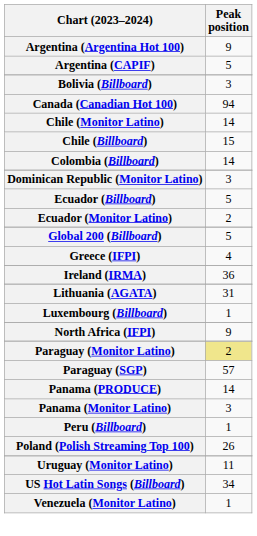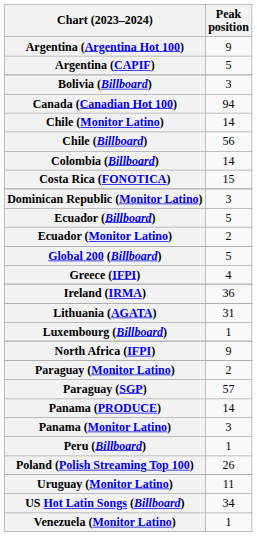(228, 141) 15 -> (228, 141) 56
+ row: (105, 179)
(228, 351) khaki background -> (228, 370) no background
